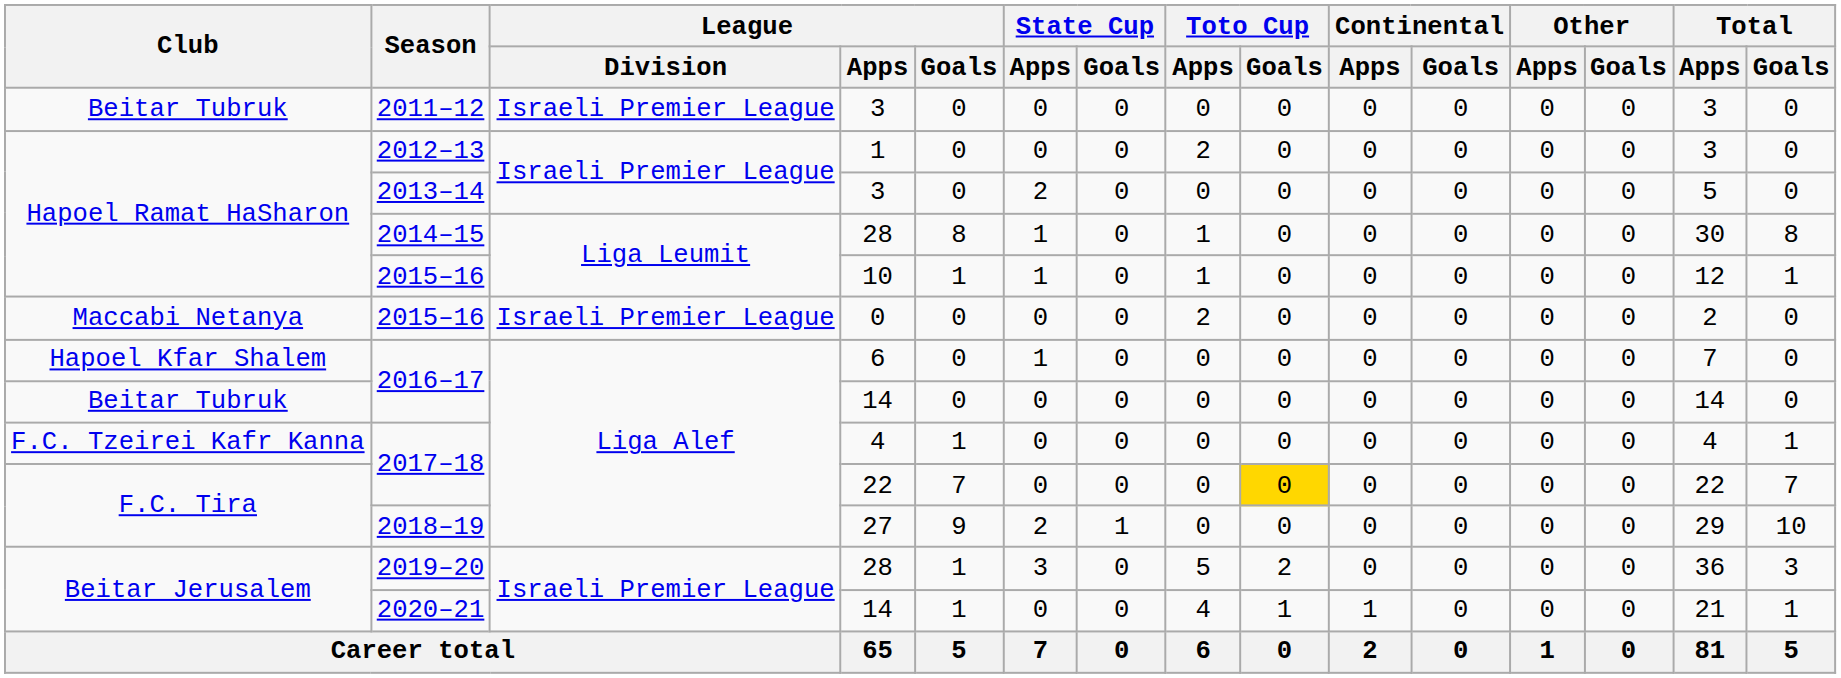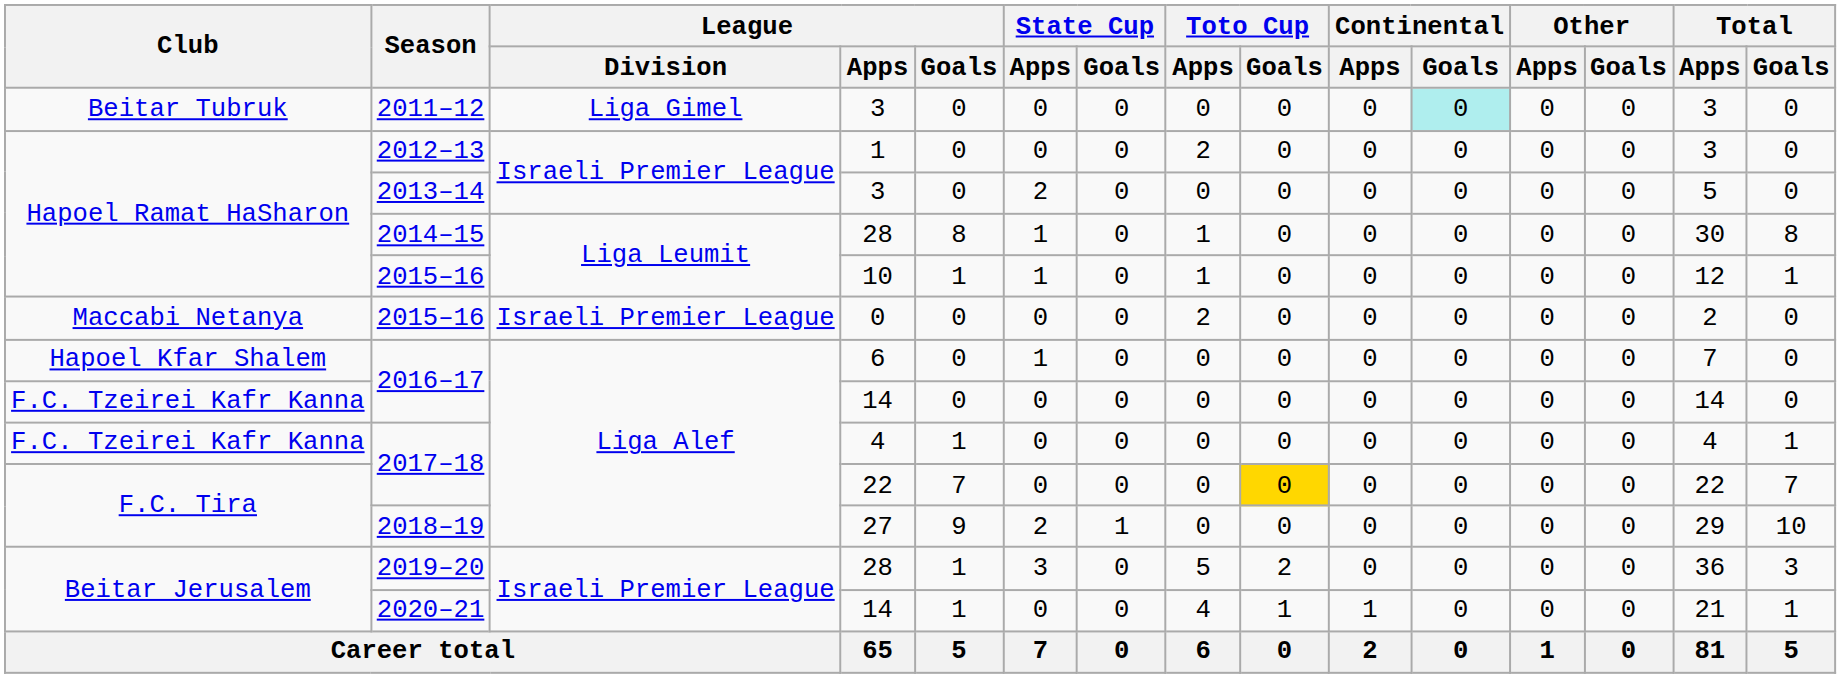(666, 109) Israeli Premier League -> (666, 109) Liga Gimel
(1461, 109) no background -> (1461, 109) paleturquoise background
(188, 402) Beitar Tubruk -> (188, 402) F.C. Tzeirei Kafr Kanna
